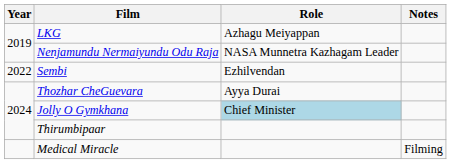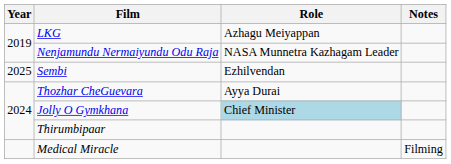(19, 71) 2022 -> (19, 71) 2025
